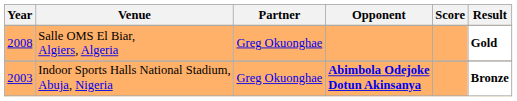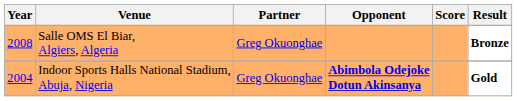(484, 43) Gold -> (490, 43) Bronze
(20, 78) 2003 -> (20, 78) 2004
(490, 78) Bronze -> (484, 78) Gold
